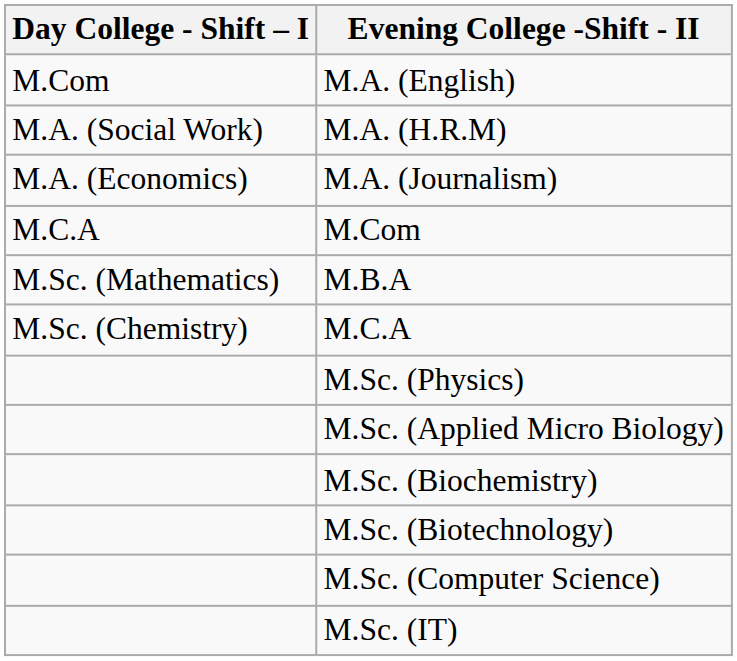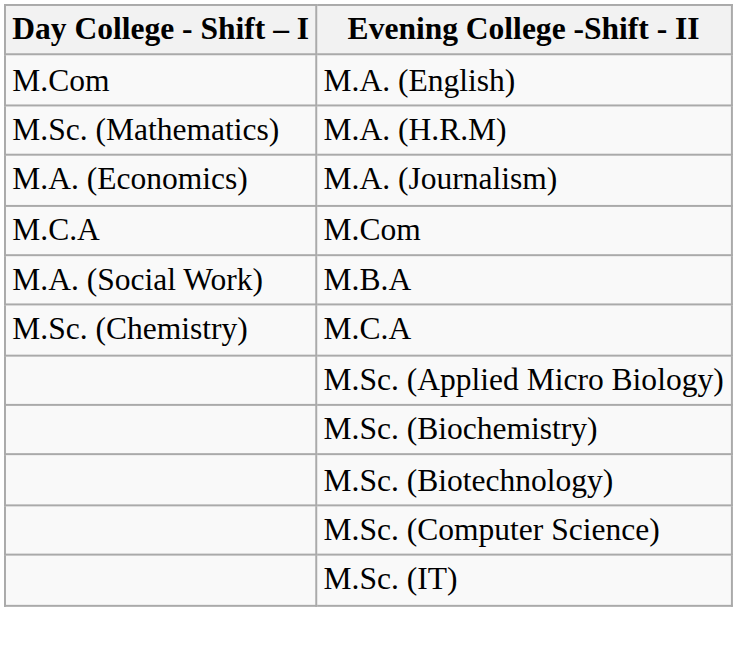(138, 129) M.A. (Social Work) -> (146, 129) M.Sc. (Mathematics)
(146, 279) M.Sc. (Mathematics) -> (138, 279) M.A. (Social Work)
- row: (424, 379)
